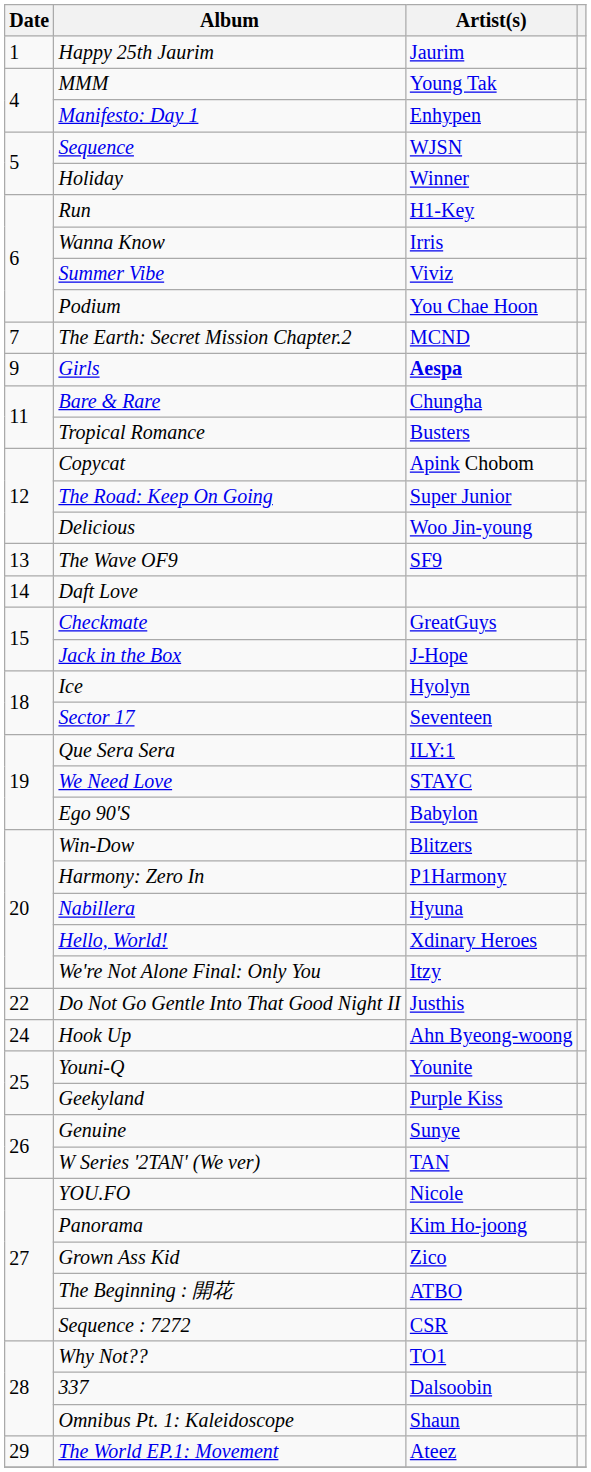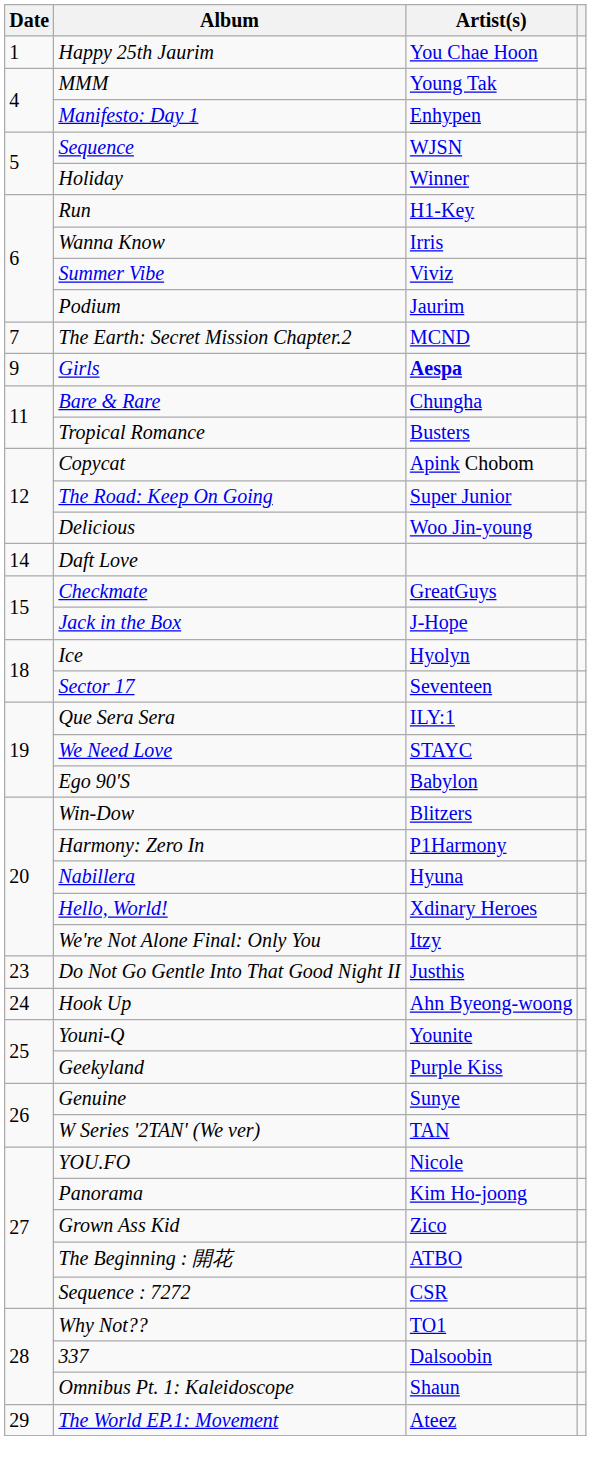(437, 52) Jaurim -> (474, 52) You Chae Hoon
(474, 305) You Chae Hoon -> (437, 305) Jaurim
- row: (118, 559)
(19, 1003) 22 -> (19, 971) 23
